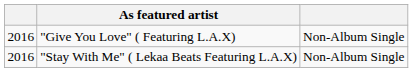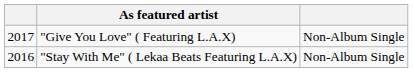(21, 36) 2016 -> (21, 36) 2017
